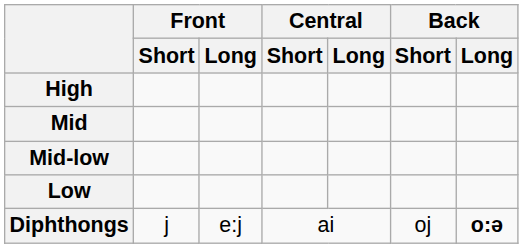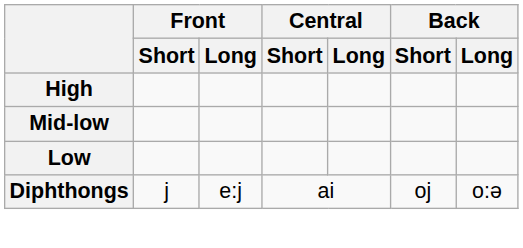- row: (69, 123)
(487, 225) bold -> (487, 191) normal
